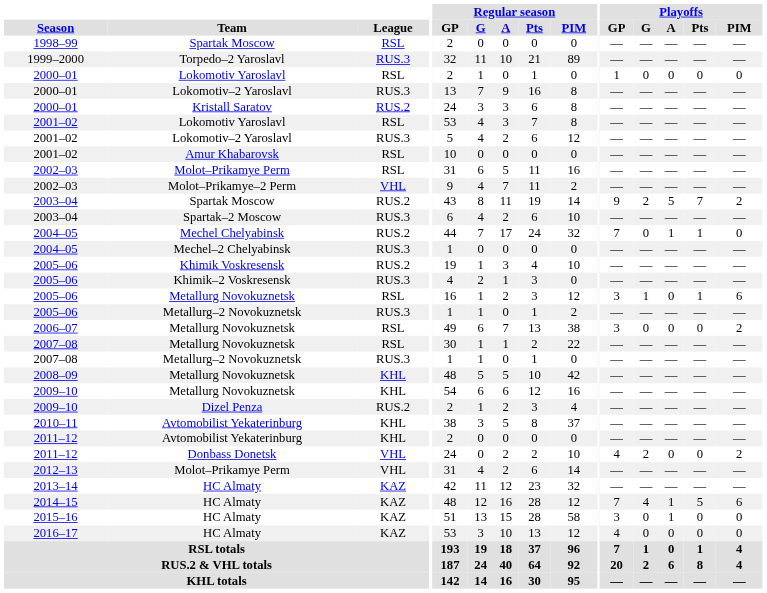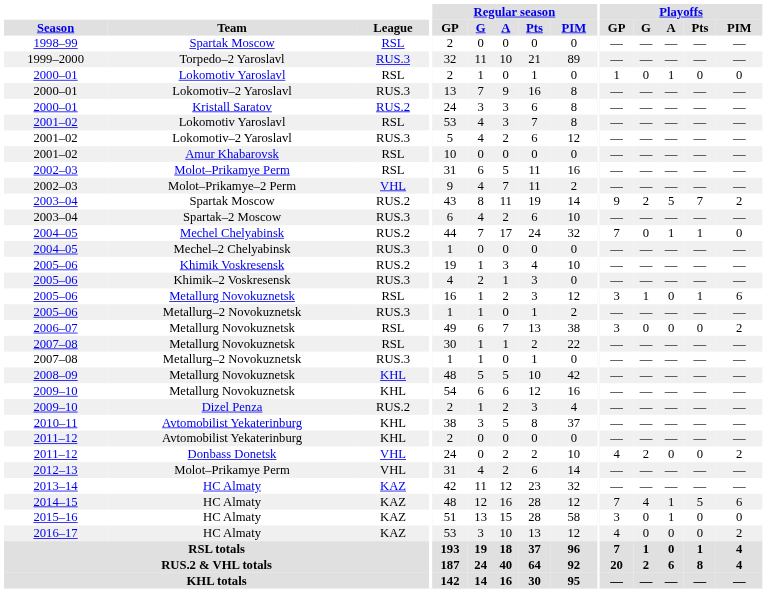(671, 75) 0 -> (671, 75) 1
(739, 533) 0 -> (739, 533) 2
